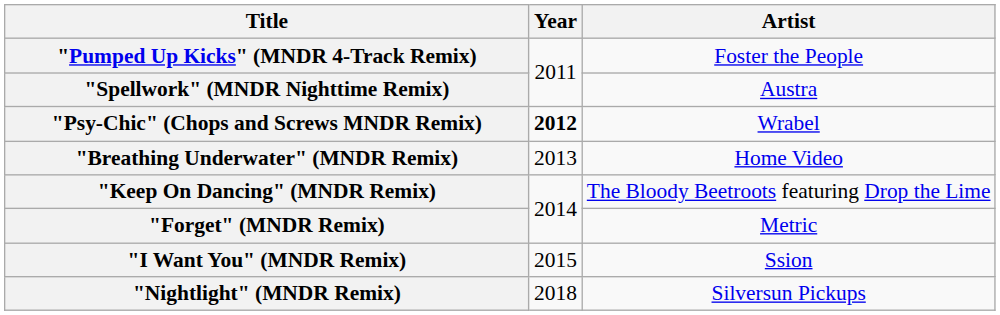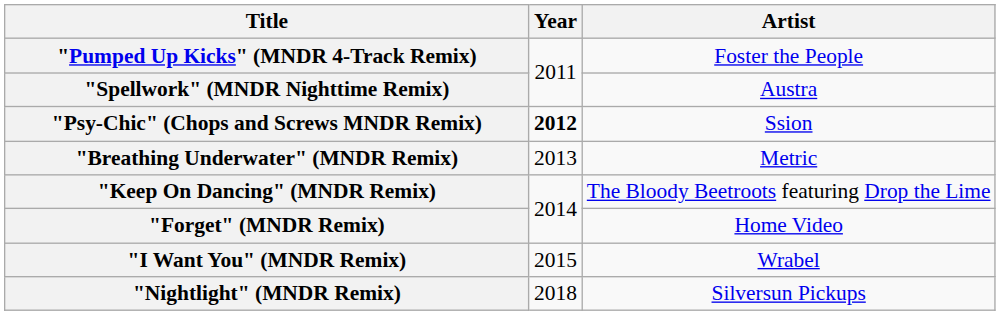(789, 123) Wrabel -> (789, 123) Ssion
(789, 157) Home Video -> (789, 157) Metric
(789, 225) Metric -> (789, 225) Home Video
(789, 259) Ssion -> (789, 259) Wrabel
